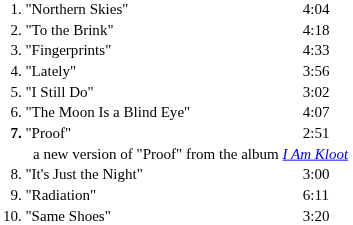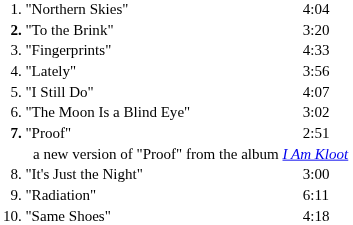(16, 29) normal -> (16, 29) bold
(316, 29) 4:18 -> (316, 29) 3:20
(316, 92) 3:02 -> (316, 92) 4:07
(316, 112) 4:07 -> (316, 112) 3:02
(316, 216) 3:20 -> (316, 216) 4:18
